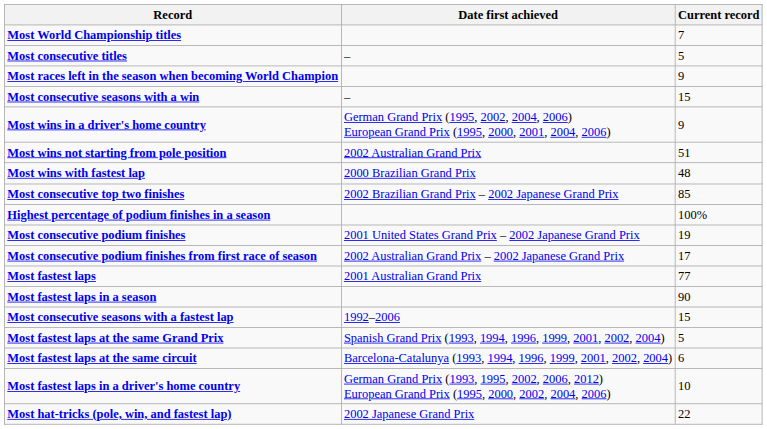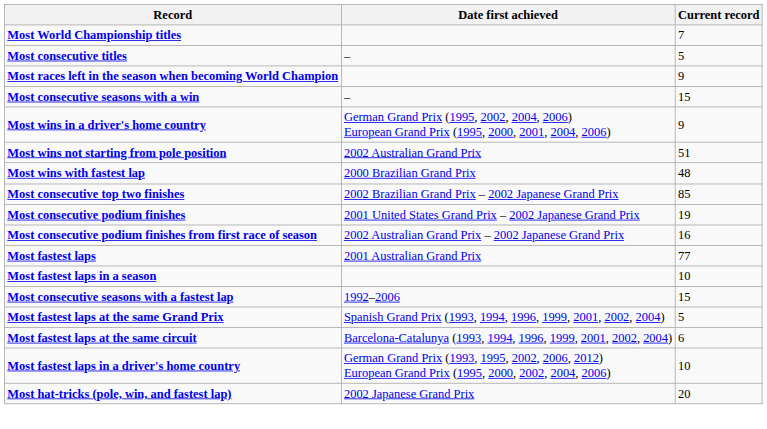- row: (139, 214)
(684, 255) 17 -> (684, 235) 16
(684, 296) 90 -> (684, 276) 10
(684, 414) 22 -> (684, 393) 20
